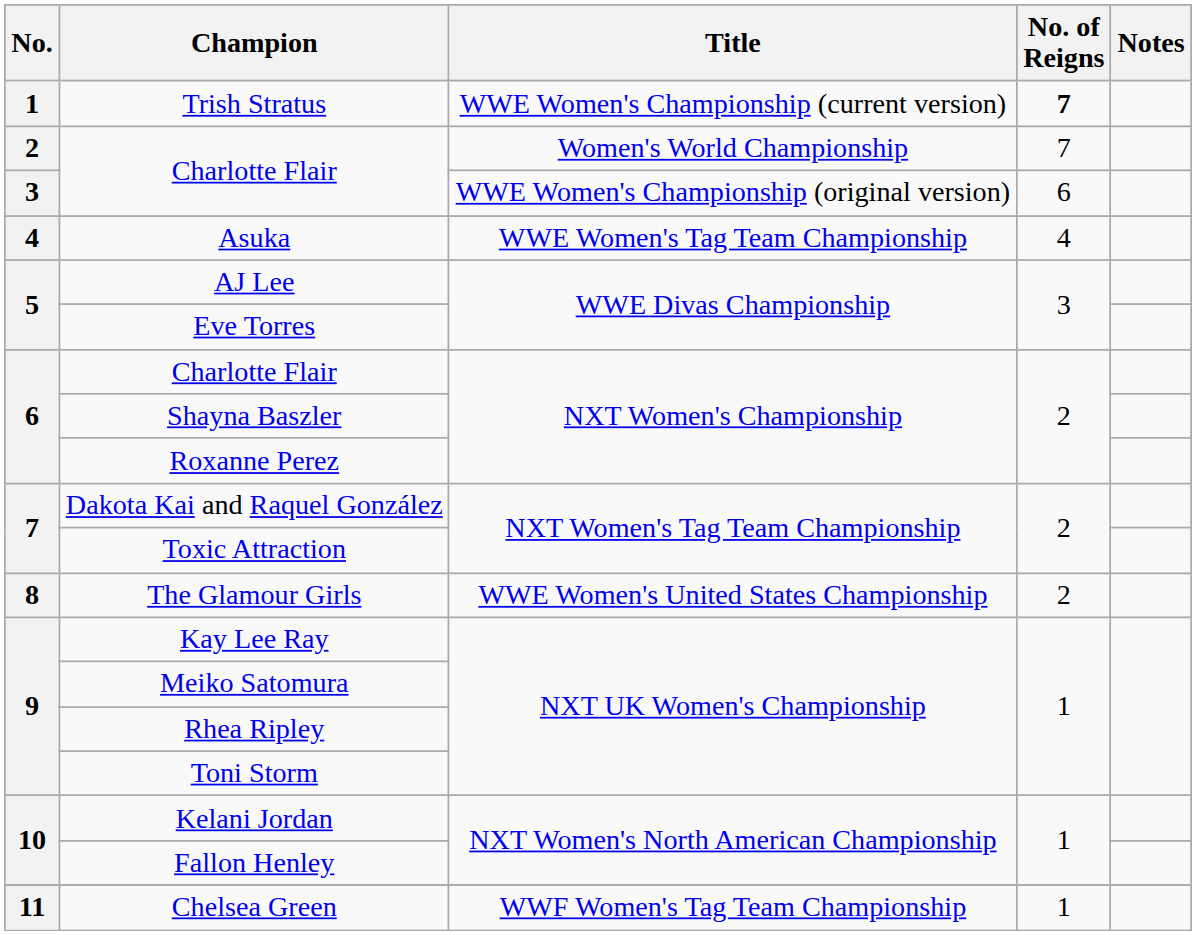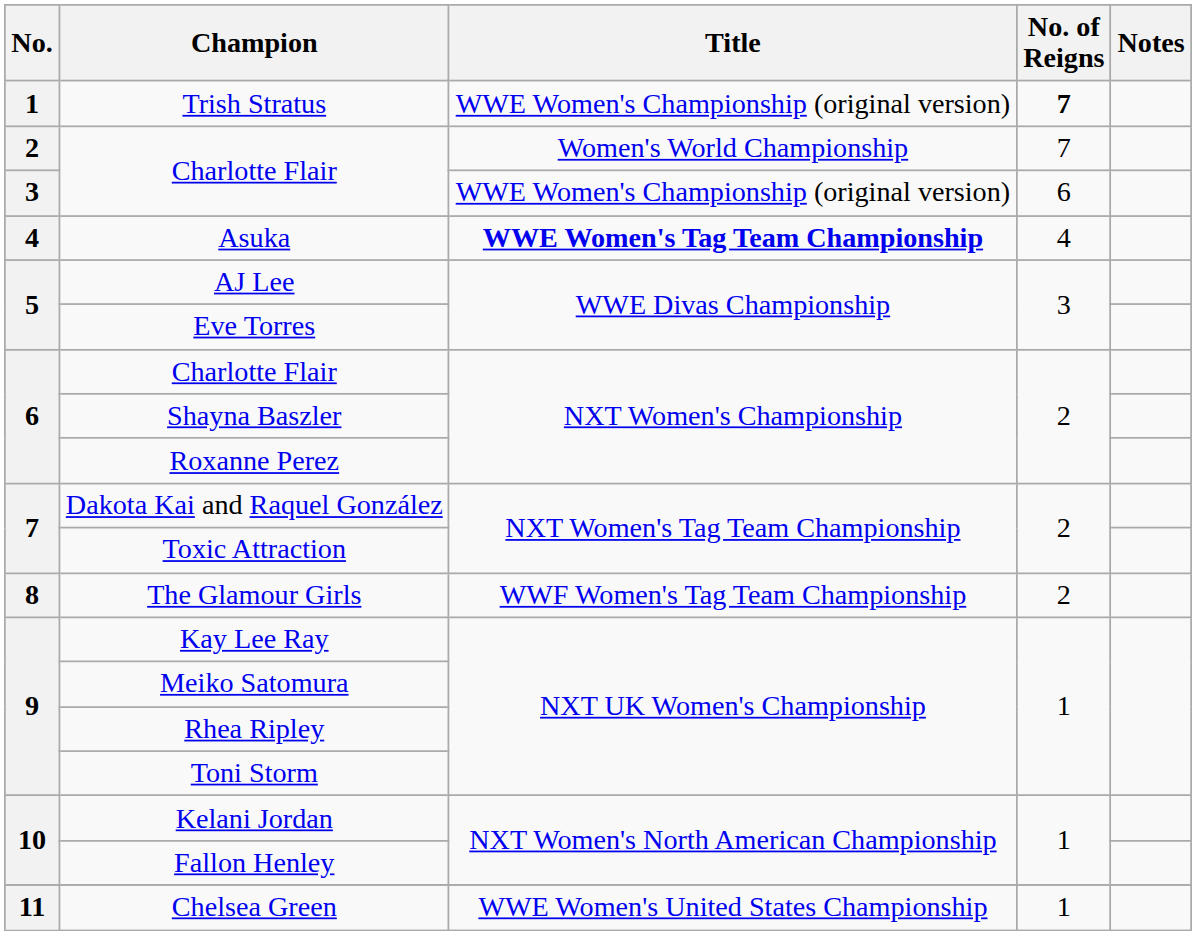(733, 103) WWE Women's Championship (current version) -> (733, 103) WWE Women's Championship (original version)
(733, 237) normal -> (733, 237) bold
(733, 594) WWE Women's United States Championship -> (733, 594) WWF Women's Tag Team Championship
(733, 907) WWF Women's Tag Team Championship -> (733, 907) WWE Women's United States Championship
